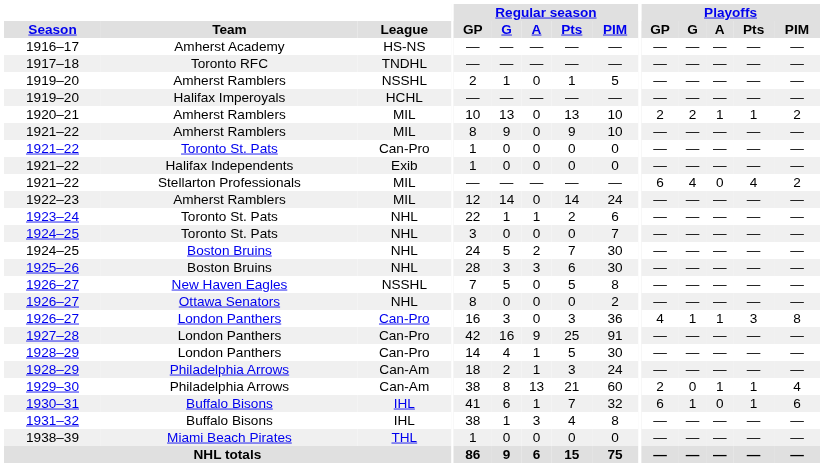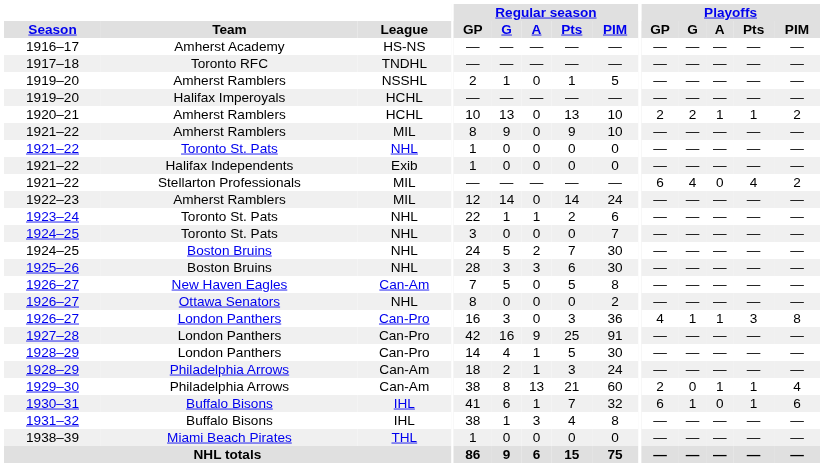(404, 114) MIL -> (404, 114) HCHL
(404, 148) Can-Pro -> (404, 148) NHL
(404, 284) NSSHL -> (404, 284) Can-Am
